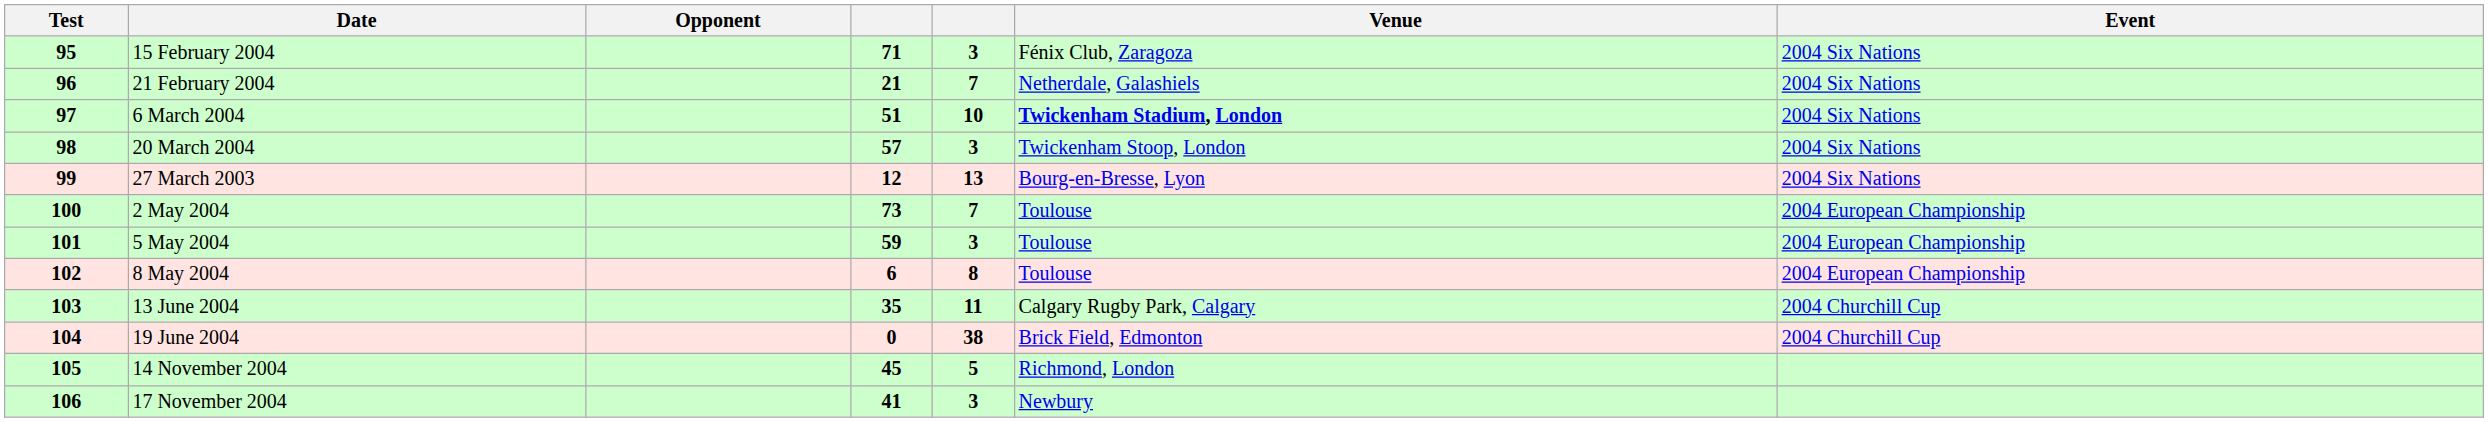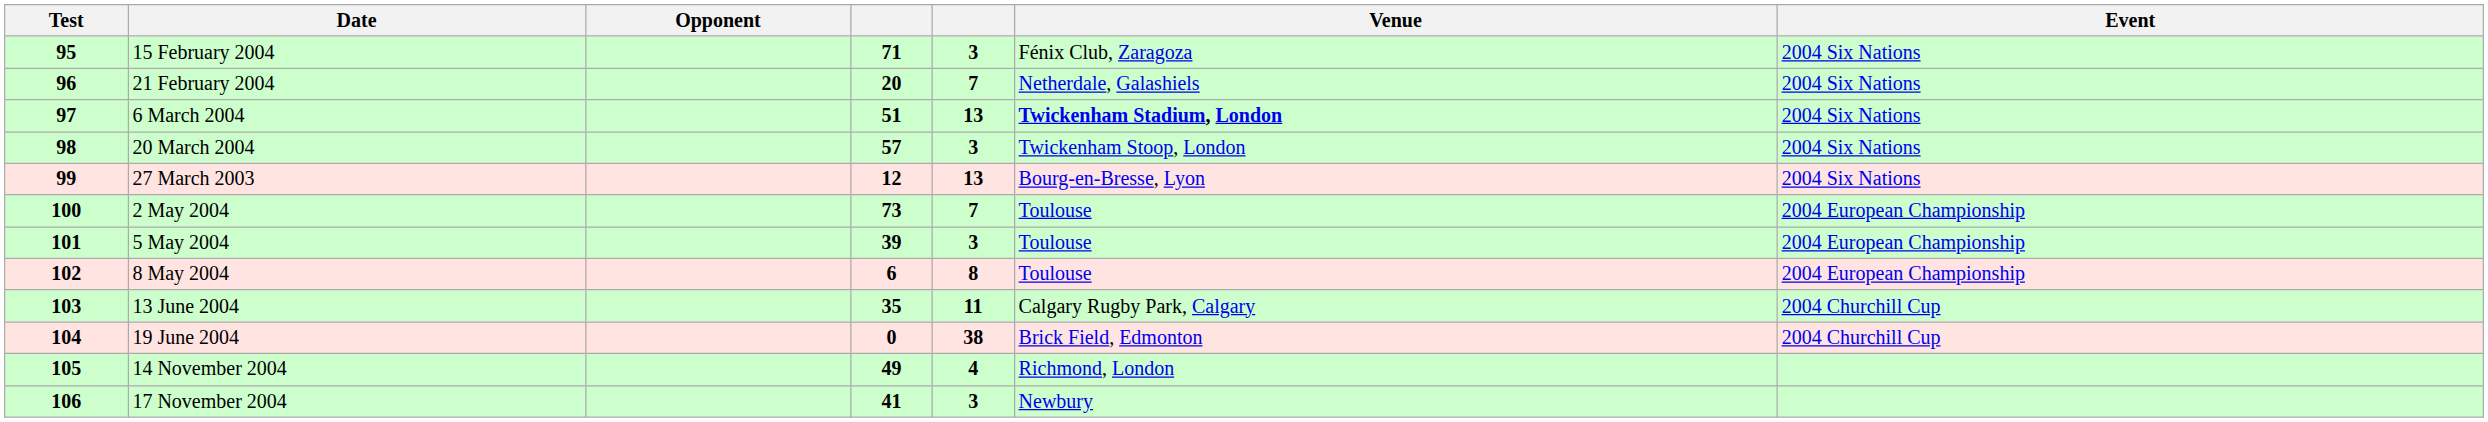(891, 83) 21 -> (891, 83) 20
(973, 115) 10 -> (973, 115) 13
(891, 242) 59 -> (891, 242) 39
(891, 369) 45 -> (891, 369) 49
(973, 369) 5 -> (973, 369) 4
